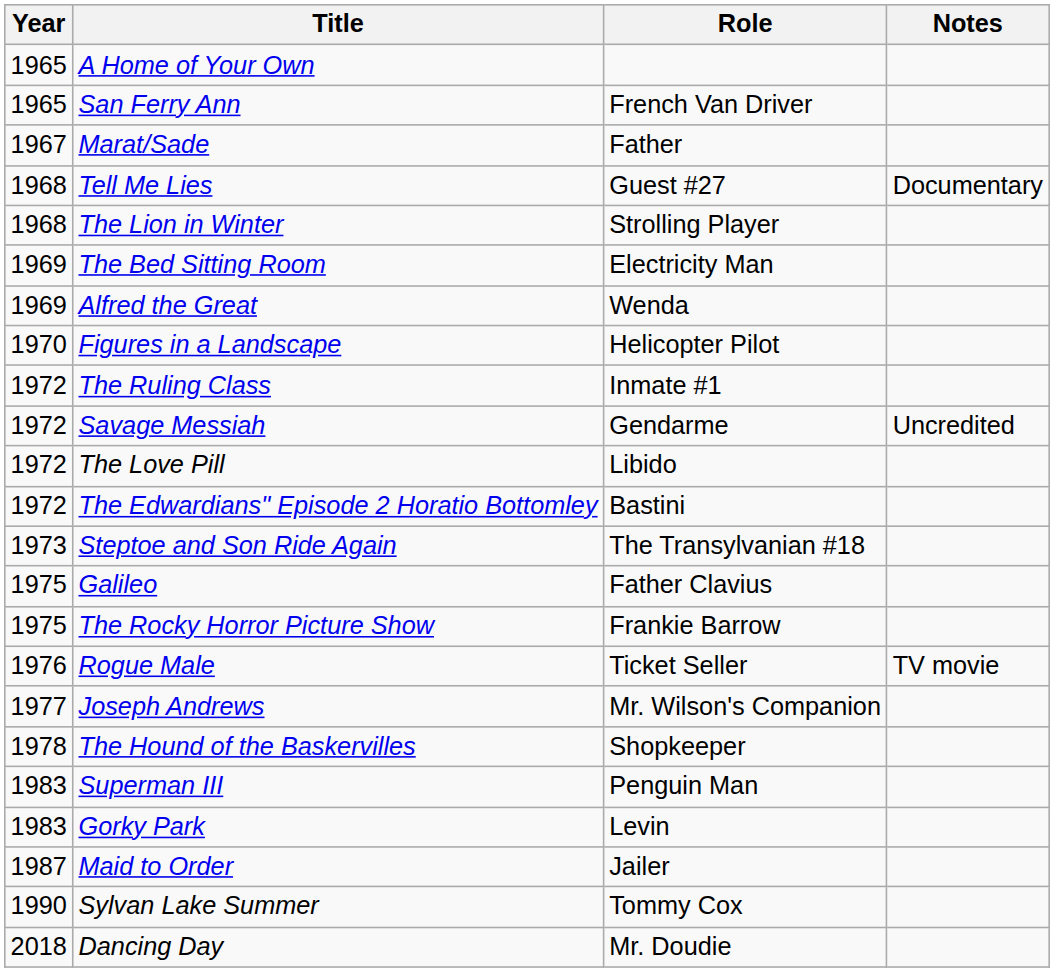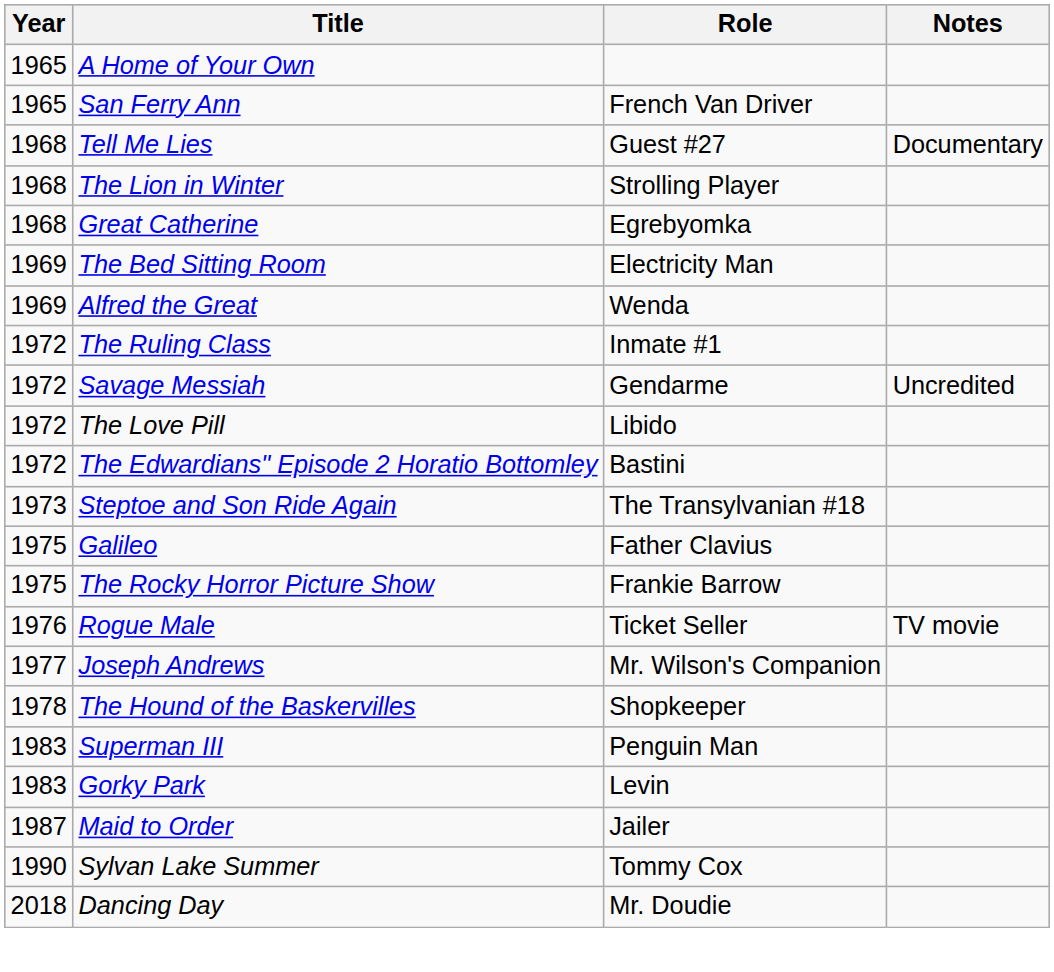- row: (144, 144)
+ row: (168, 225)
- row: (210, 345)
